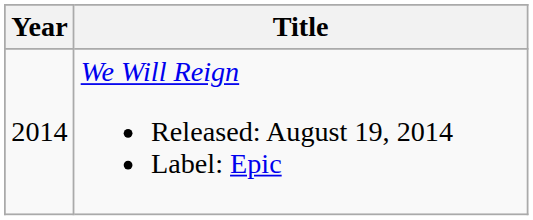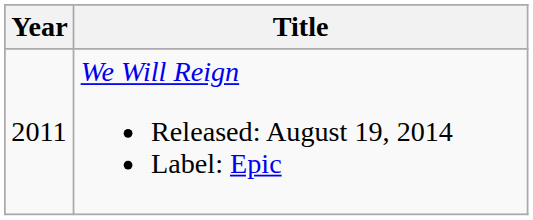(40, 131) 2014 -> (39, 131) 2011
